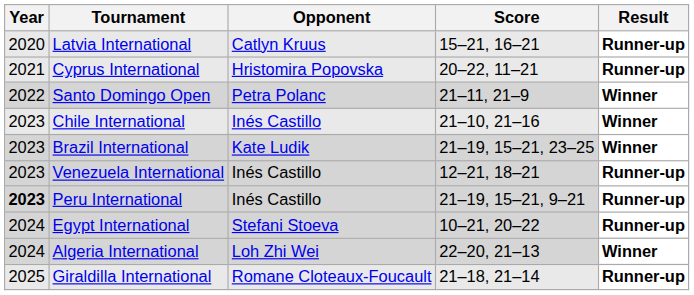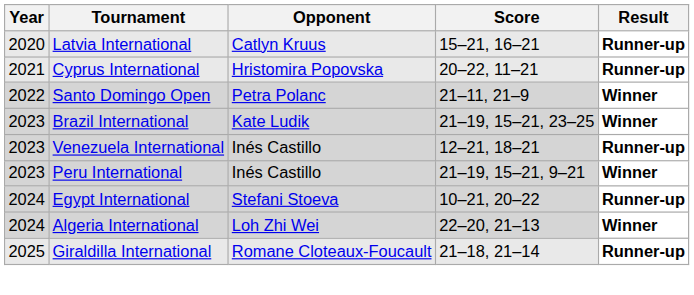- row: (119, 122)
(27, 199) bold -> (27, 174) normal
(643, 199) Runner-up -> (630, 174) Winner
